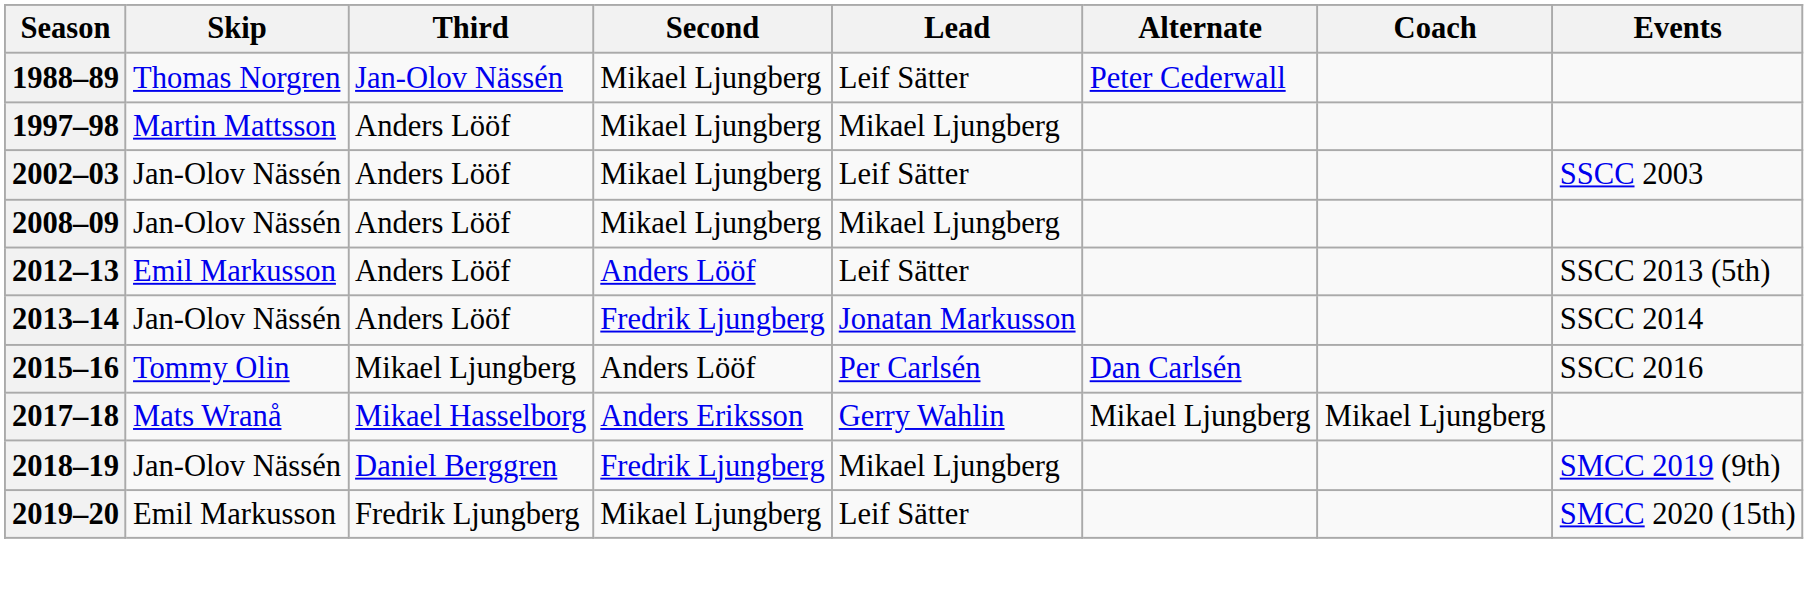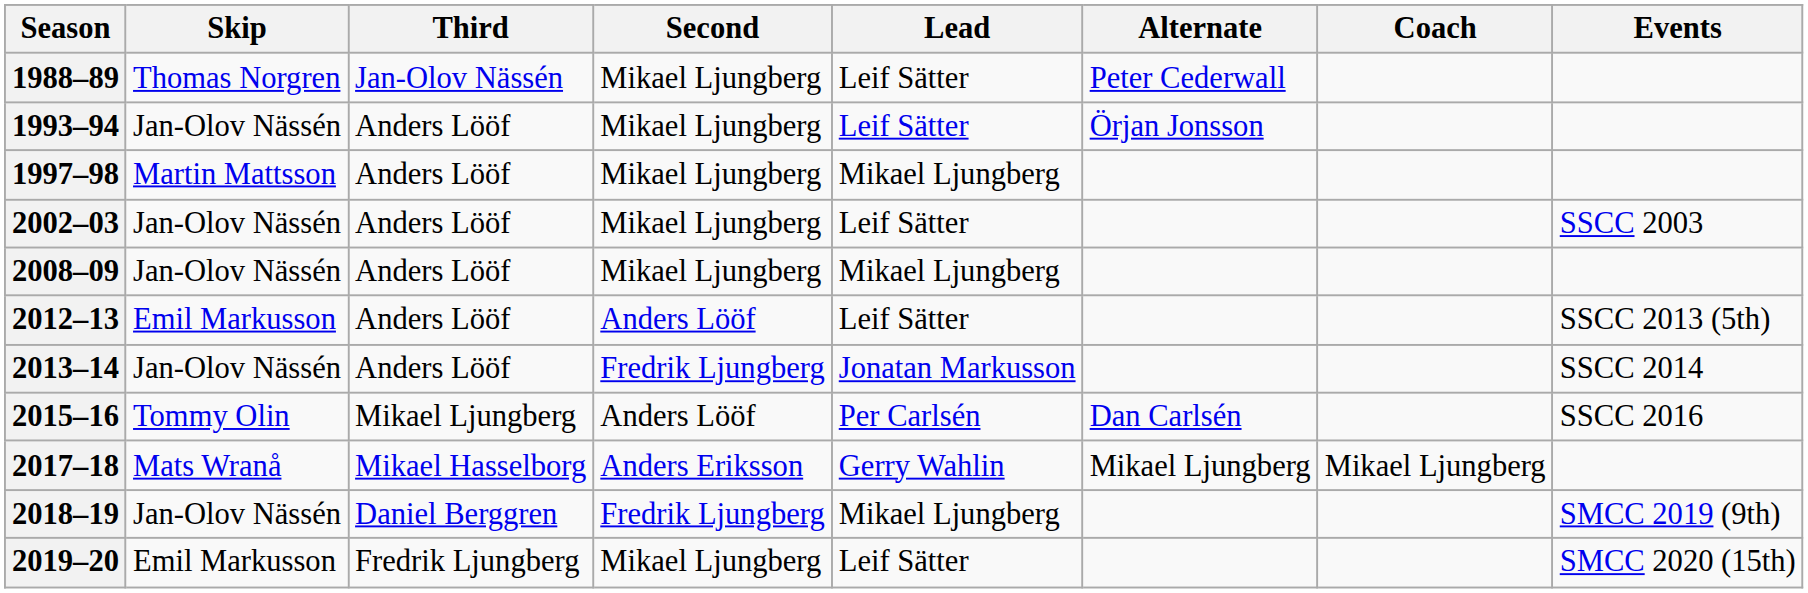+ row: (65, 125)
